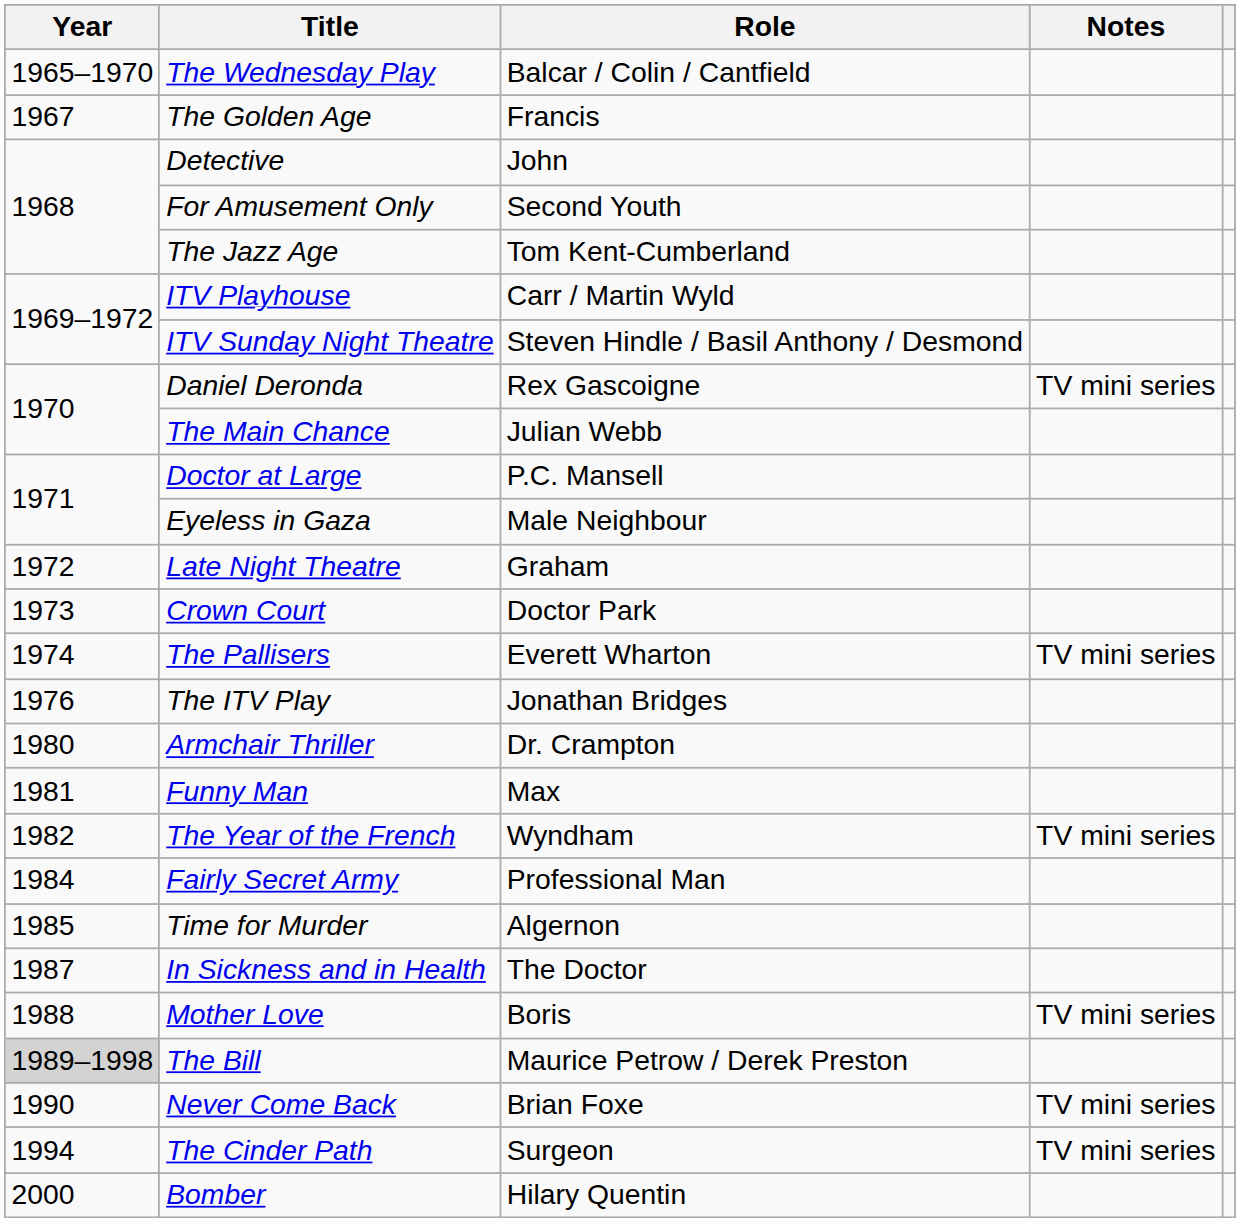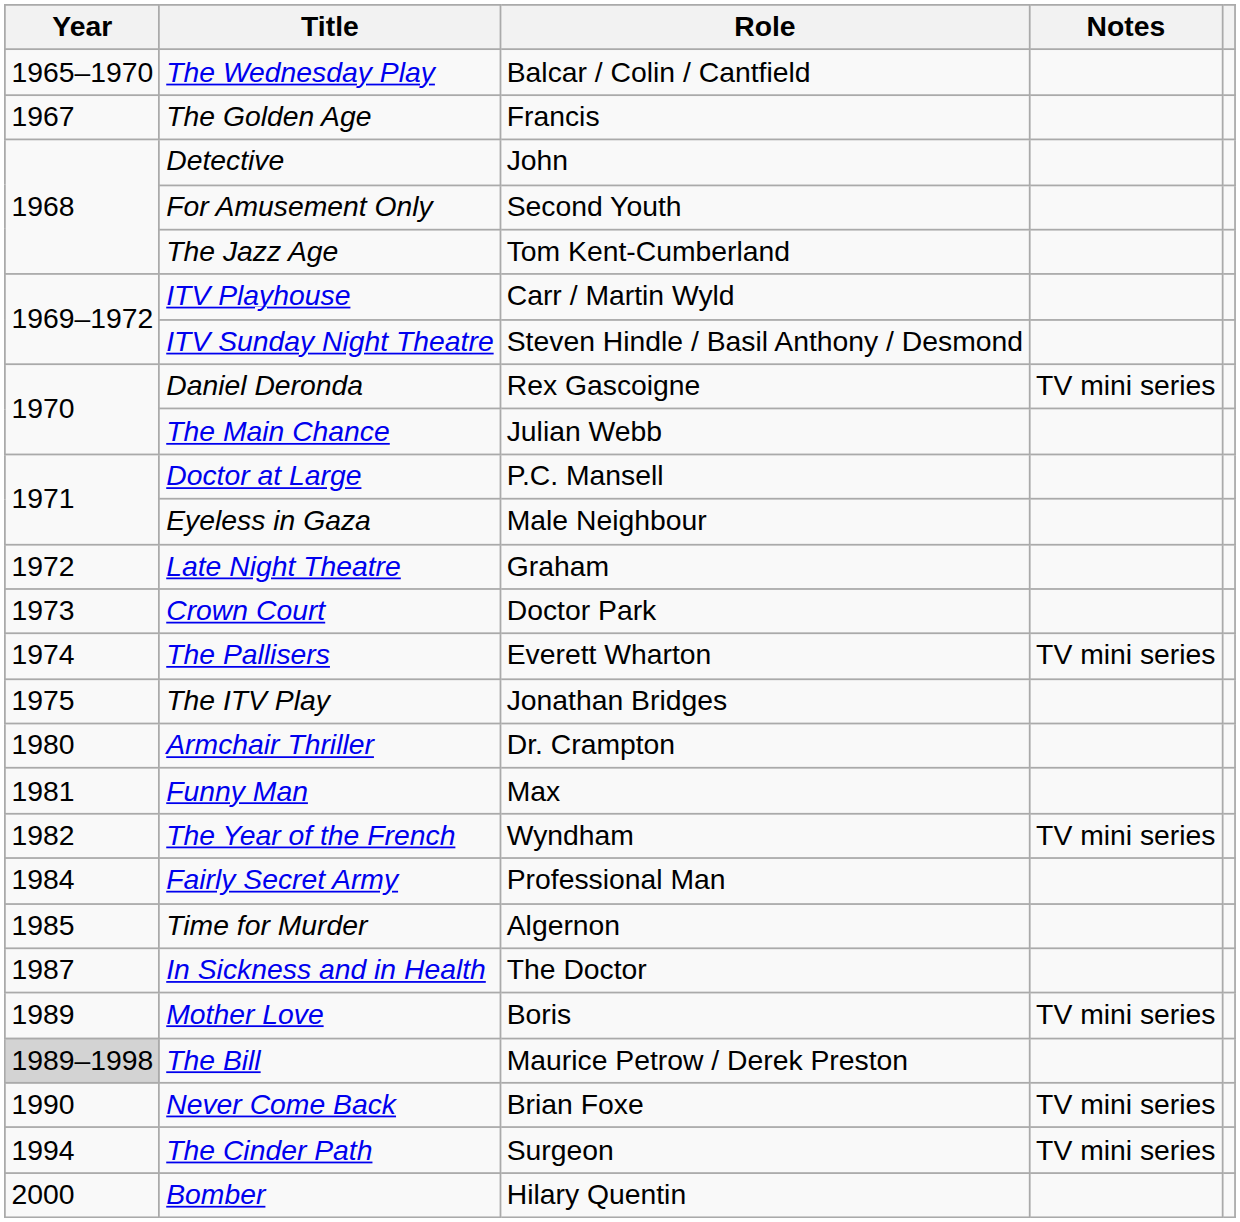(43, 700) 1976 -> (43, 700) 1975
(43, 1015) 1988 -> (43, 1015) 1989
